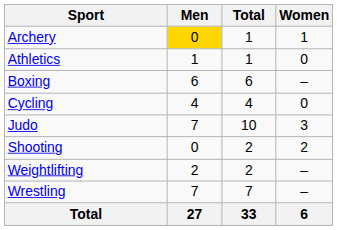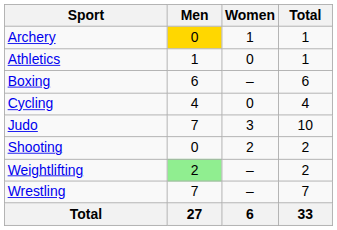columns swapped: (304, 15) <-> (249, 15)
(195, 170) no background -> (195, 170) lightgreen background
